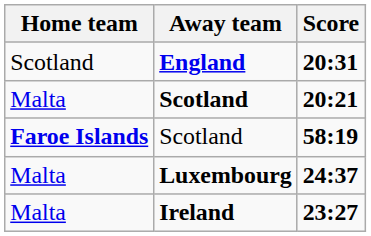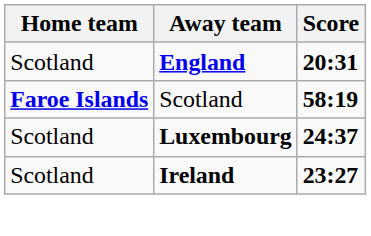- row: (330, 99)
(38, 174) Malta -> (52, 136) Scotland
(38, 212) Malta -> (52, 174) Scotland
